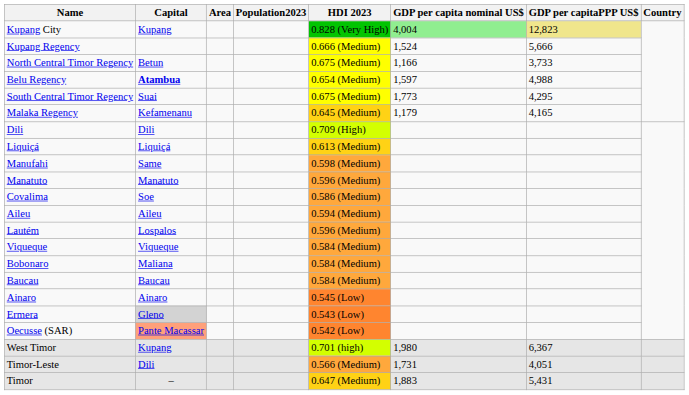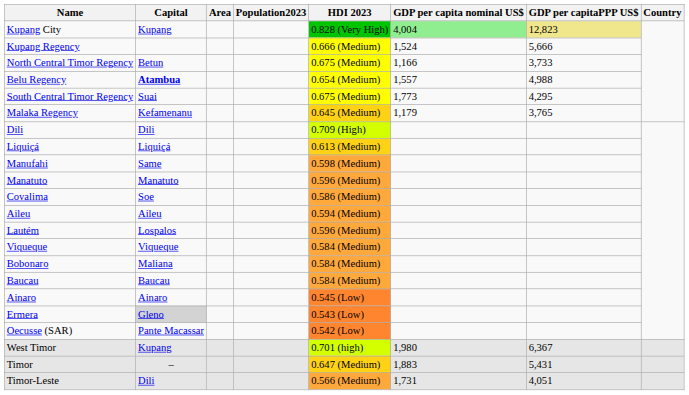(405, 79) 1,597 -> (405, 79) 1,557
(541, 113) 4,165 -> (541, 113) 3,765
(171, 331) lightsalmon background -> (171, 331) no background
rows swapped: (33, 364) <-> (20, 381)
